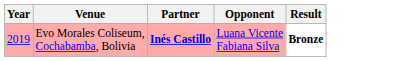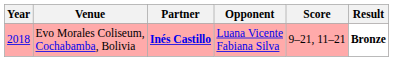+ column: (317, 14)
(19, 40) 2019 -> (19, 40) 2018
